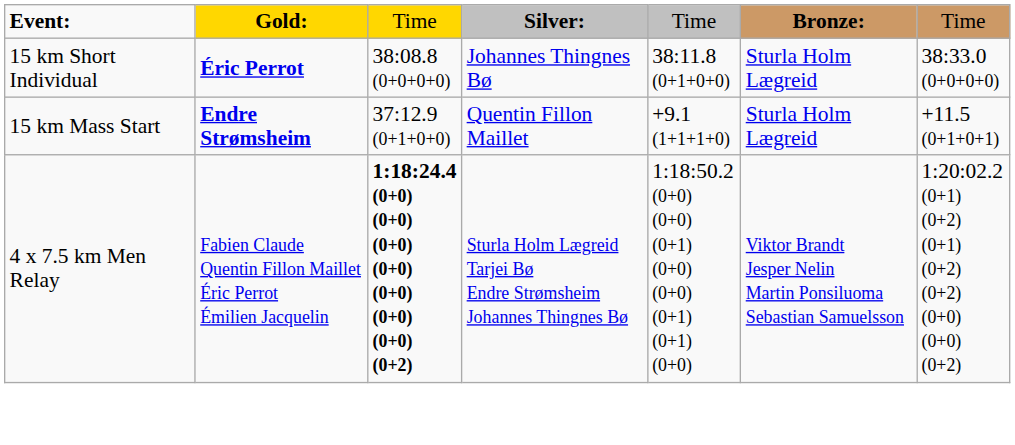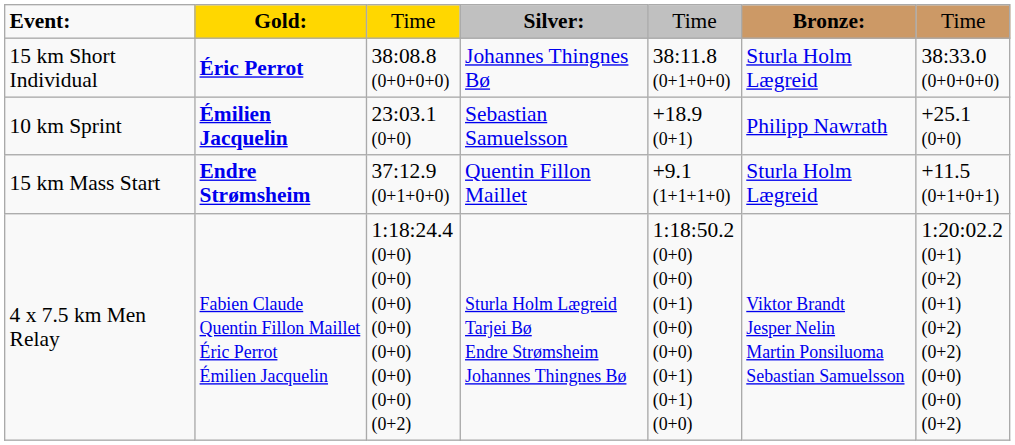+ row: (66, 125)
(415, 268) bold -> (412, 326) normal
